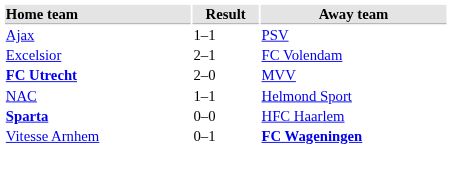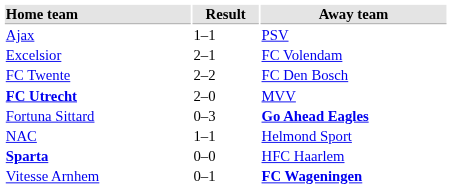+ row: (38, 75)
+ row: (50, 116)
